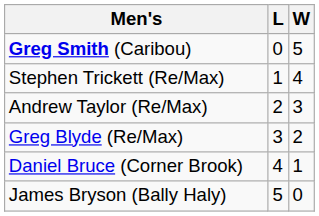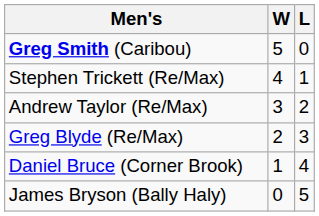columns swapped: (301, 19) <-> (278, 19)
